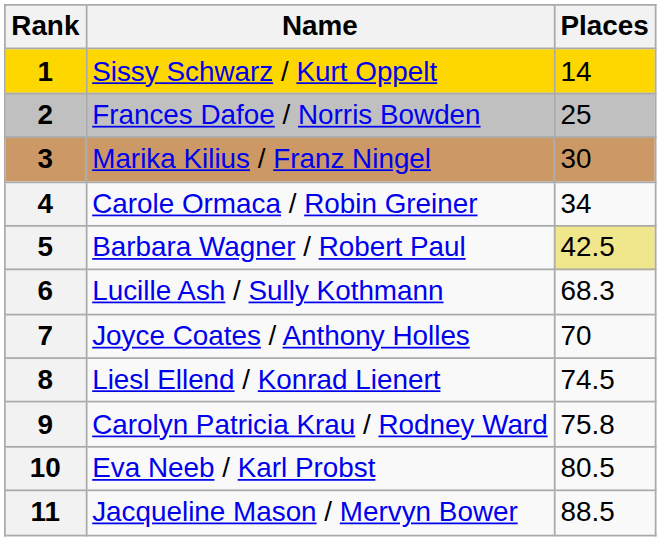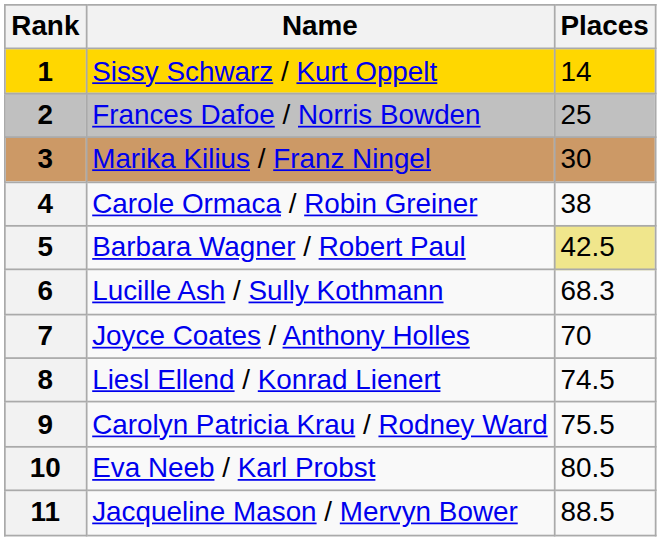(576, 203) 34 -> (576, 203) 38
(588, 423) 75.8 -> (588, 423) 75.5
